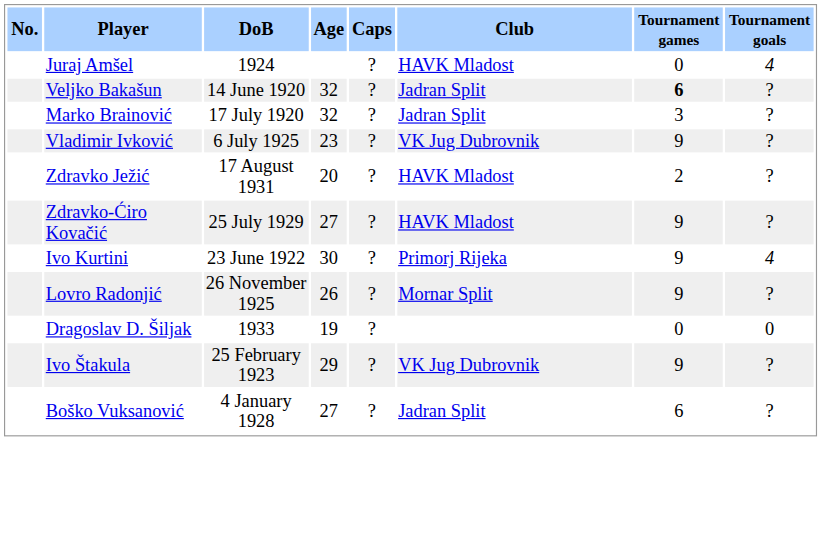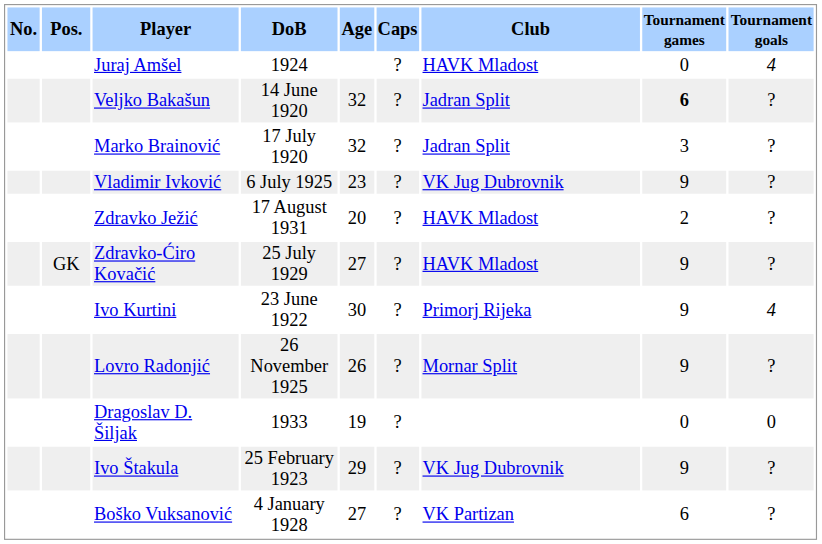+ column: (66, 29)
(442, 411) Jadran Split -> (468, 514) VK Partizan
